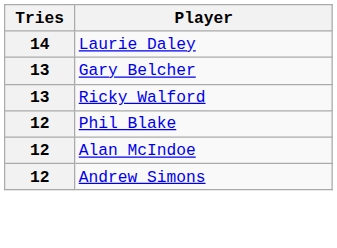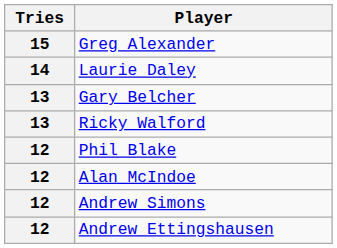+ row: (147, 44)
+ row: (176, 230)
